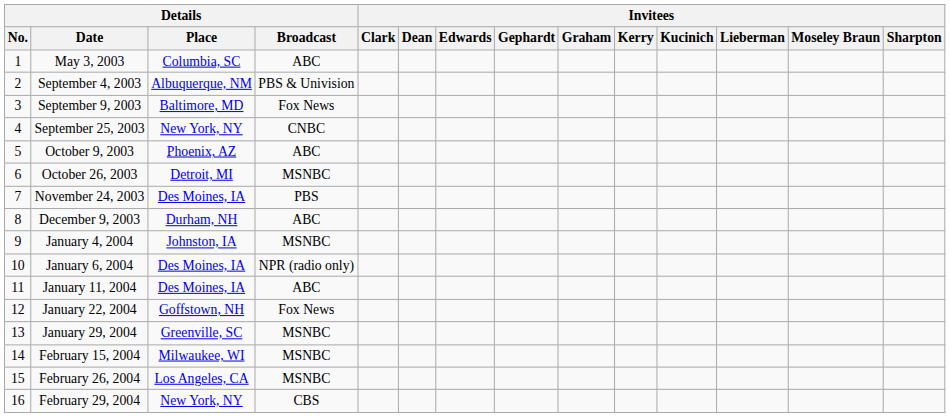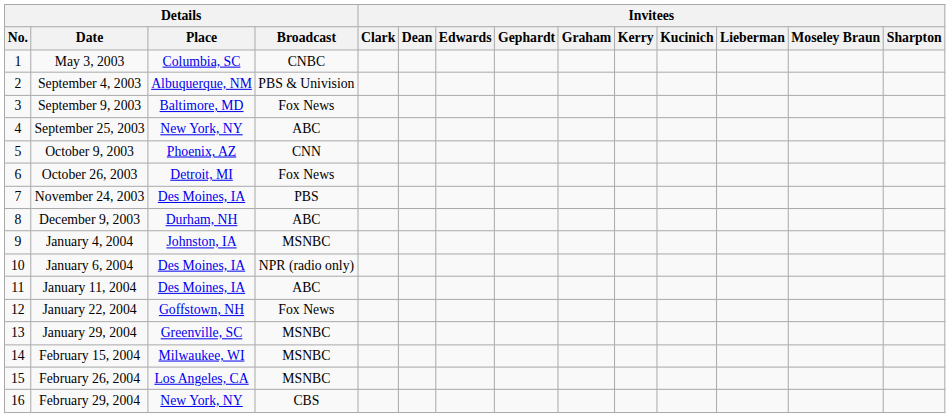(306, 60) ABC -> (306, 60) CNBC
(306, 128) CNBC -> (306, 128) ABC
(306, 151) ABC -> (306, 151) CNN
(306, 174) MSNBC -> (306, 174) Fox News
